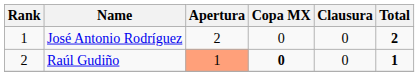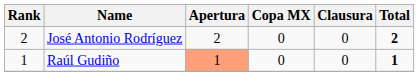(24, 37) 1 -> (24, 37) 2
(24, 60) 2 -> (24, 60) 1
(281, 60) bold -> (281, 60) normal
